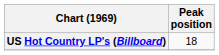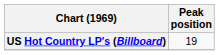(191, 41) 18 -> (191, 41) 19
